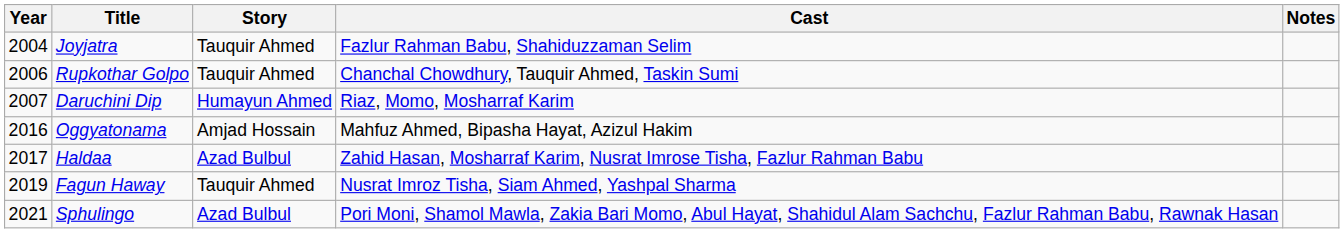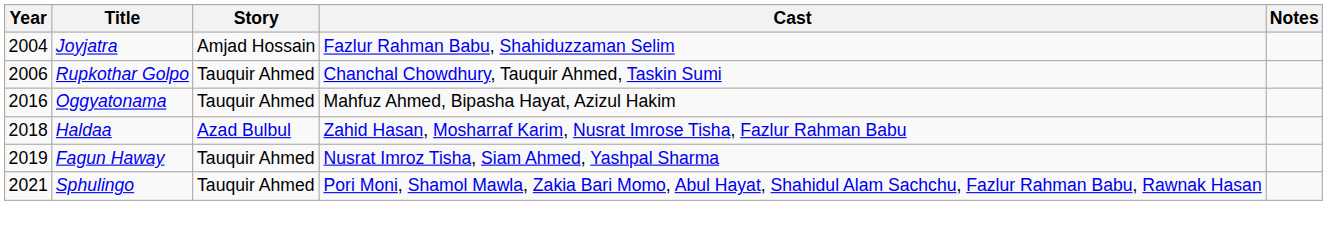(256, 46) Tauquir Ahmed -> (256, 46) Amjad Hossain
- row: (109, 102)
(256, 130) Amjad Hossain -> (256, 102) Tauquir Ahmed
(28, 158) 2017 -> (28, 130) 2018
(244, 213) Azad Bulbul -> (256, 185) Tauquir Ahmed
